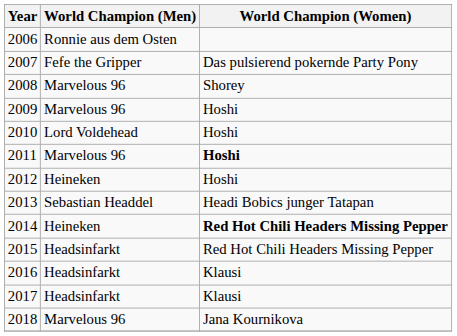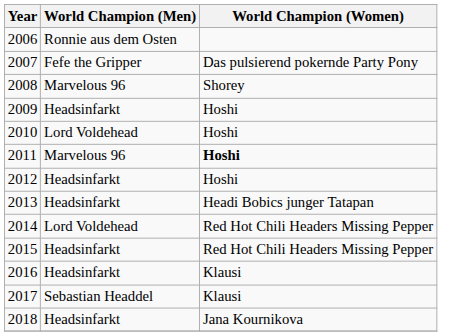(85, 109) Marvelous 96 -> (82, 109) Headsinfarkt
(72, 179) Heineken -> (82, 179) Headsinfarkt
(99, 202) Sebastian Headdel -> (82, 202) Headsinfarkt
(72, 226) Heineken -> (91, 226) Lord Voldehead
(325, 226) bold -> (318, 226) normal
(82, 296) Headsinfarkt -> (99, 296) Sebastian Headdel
(85, 319) Marvelous 96 -> (82, 319) Headsinfarkt
